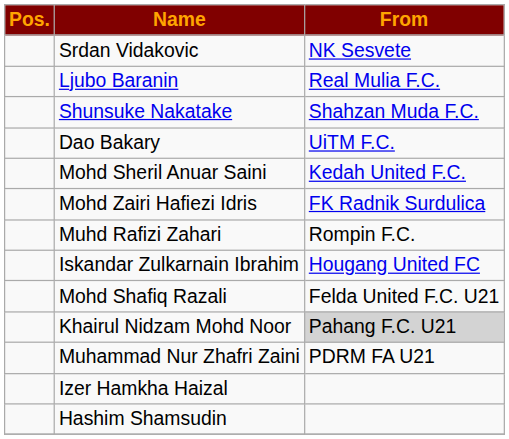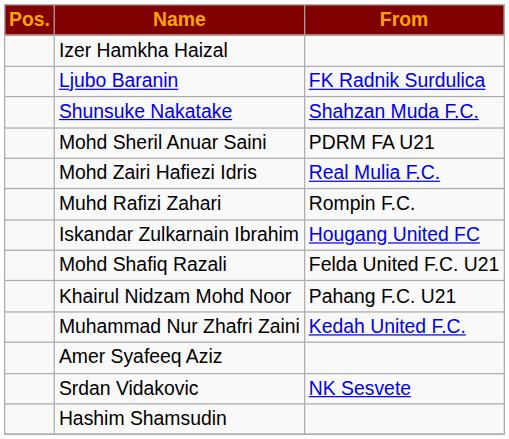rows swapped: (129, 50) <-> (143, 388)
(374, 81) Real Mulia F.C. -> (397, 81) FK Radnik Surdulica
- row: (109, 142)
(387, 173) Kedah United F.C. -> (372, 142) PDRM FA U21
(397, 204) FK Radnik Surdulica -> (374, 173) Real Mulia F.C.
(383, 326) lightgrey background -> (383, 296) no background
(372, 357) PDRM FA U21 -> (387, 326) Kedah United F.C.
+ row: (141, 357)
